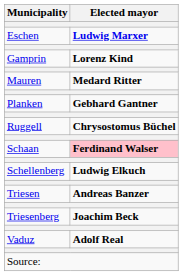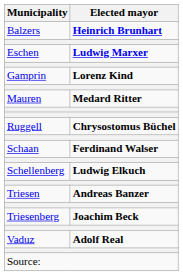+ row: (23, 30)
- row: (25, 103)
(115, 148) pink background -> (115, 148) no background
